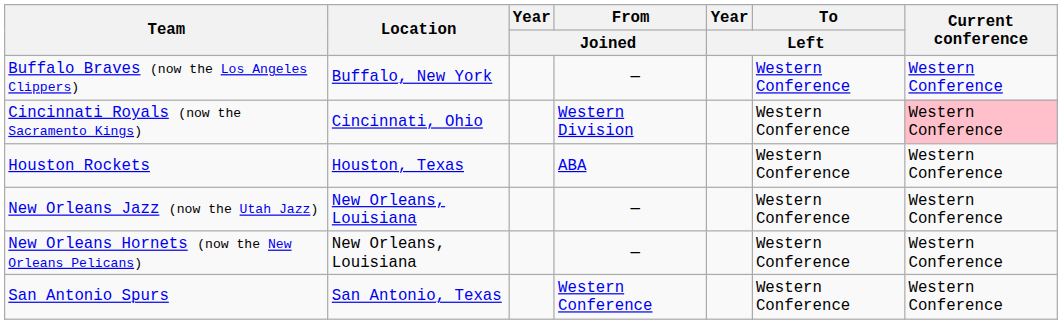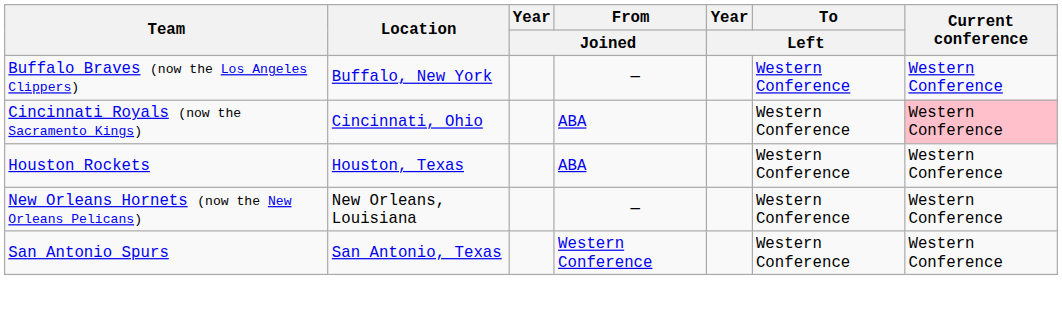(596, 122) Western Division -> (572, 122) ABA
- row: (163, 209)
